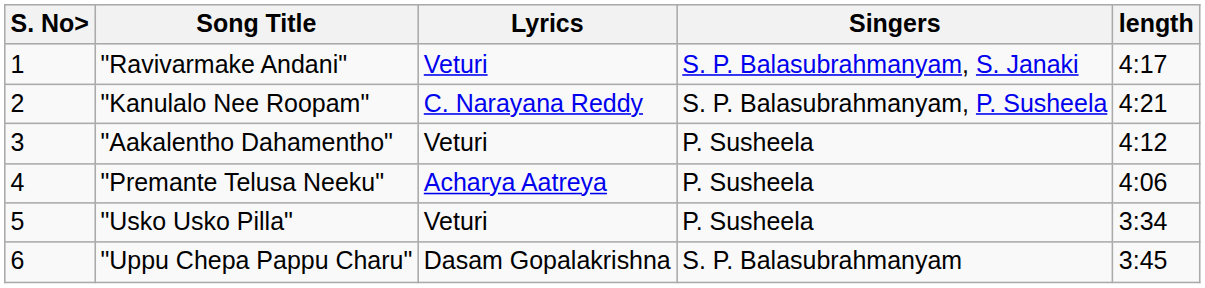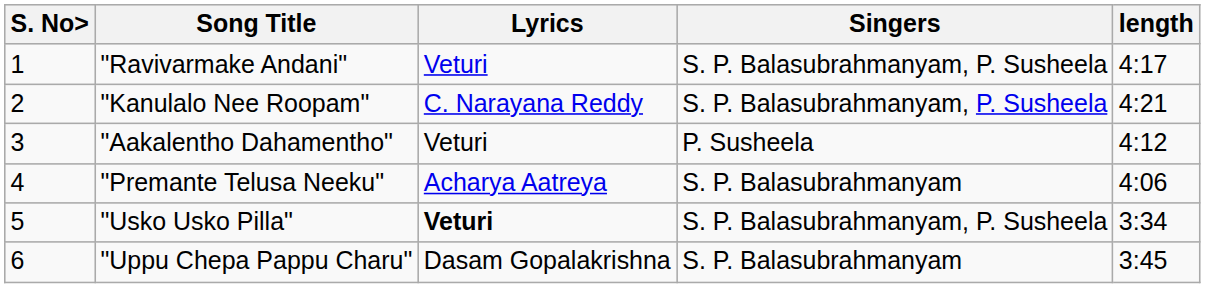(880, 63) S. P. Balasubrahmanyam, S. Janaki -> (895, 63) S. P. Balasubrahmanyam, P. Susheela
(748, 182) P. Susheela -> (822, 182) S. P. Balasubrahmanyam
(456, 222) normal -> (458, 222) bold
(748, 222) P. Susheela -> (895, 222) S. P. Balasubrahmanyam, P. Susheela
